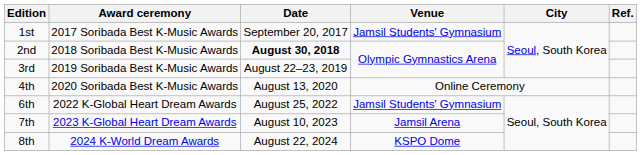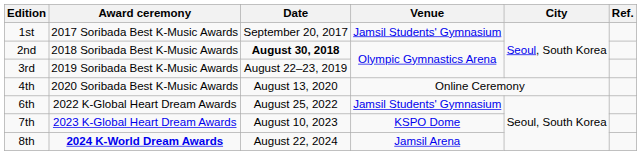(427, 123) Jamsil Arena -> (427, 123) KSPO Dome
(145, 141) normal -> (145, 141) bold
(427, 141) KSPO Dome -> (427, 141) Jamsil Arena
